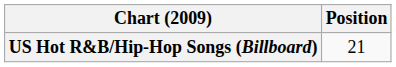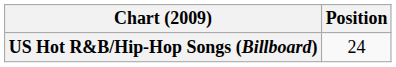(357, 47) 21 -> (357, 47) 24
